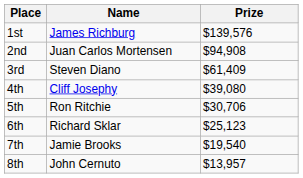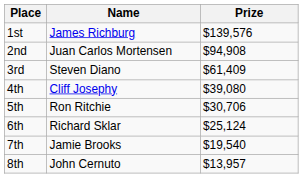(224, 126) $25,123 -> (224, 126) $25,124
